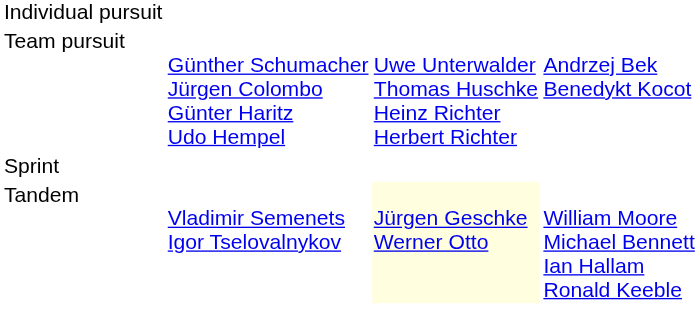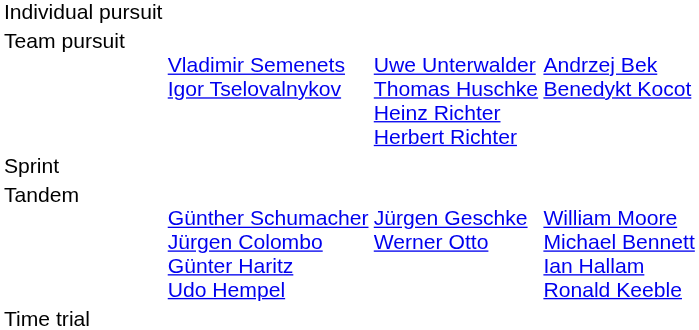(268, 101) Günther Schumacher Jürgen Colombo Günter Haritz Udo Hempel -> (256, 77) Vladimir Semenets Igor Tselovalnykov
(256, 230) Vladimir Semenets Igor Tselovalnykov -> (268, 254) Günther Schumacher Jürgen Colombo Günter Haritz Udo Hempel
(451, 230) lightyellow background -> (451, 230) no background
+ row: (47, 318)
